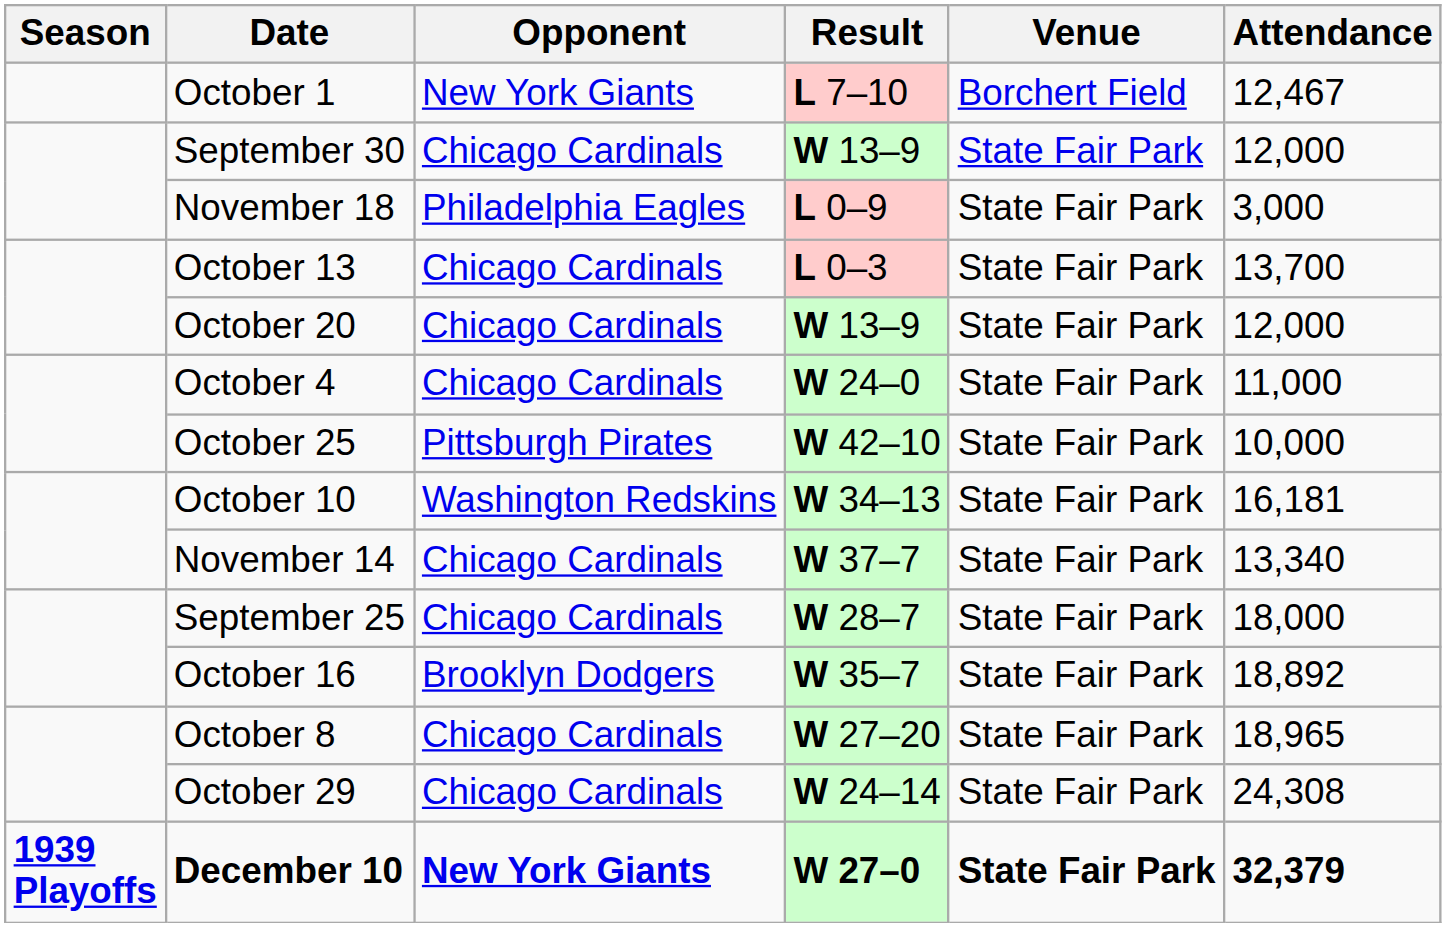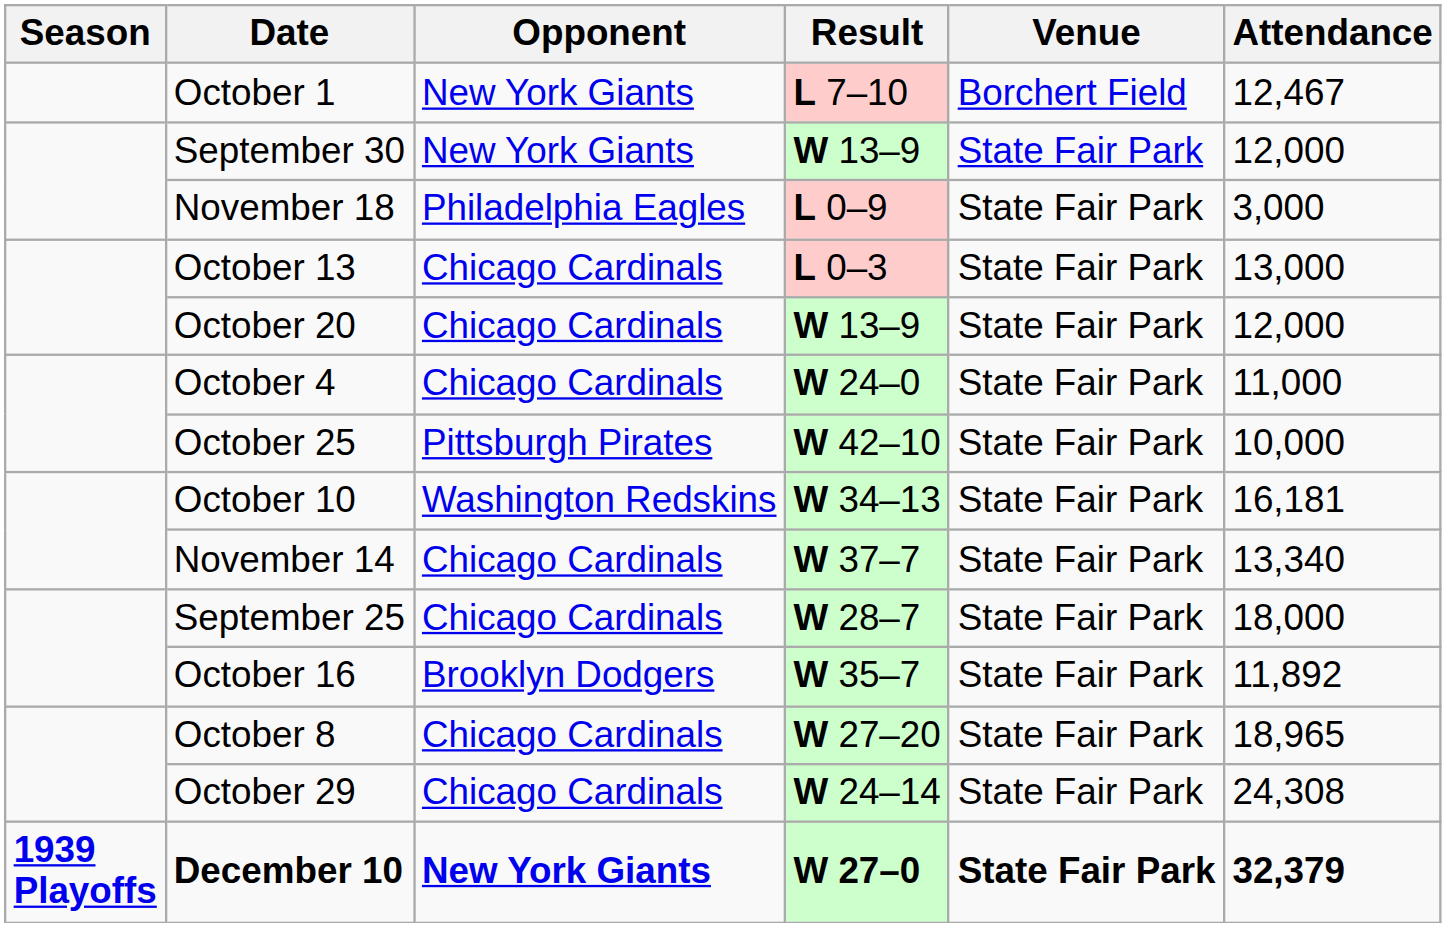(572, 150) Chicago Cardinals -> (558, 150) New York Giants
(1289, 267) 13,700 -> (1289, 267) 13,000
(1289, 675) 18,892 -> (1287, 675) 11,892
